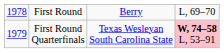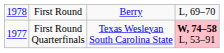(17, 34) 1979 -> (17, 34) 1977
